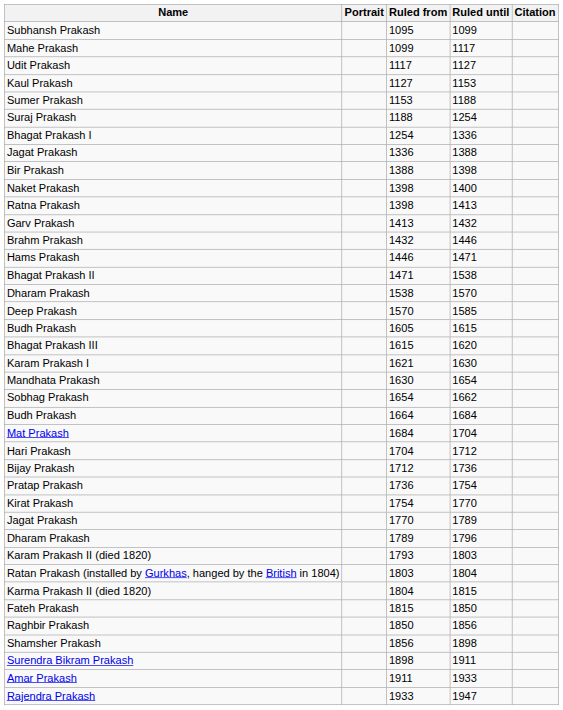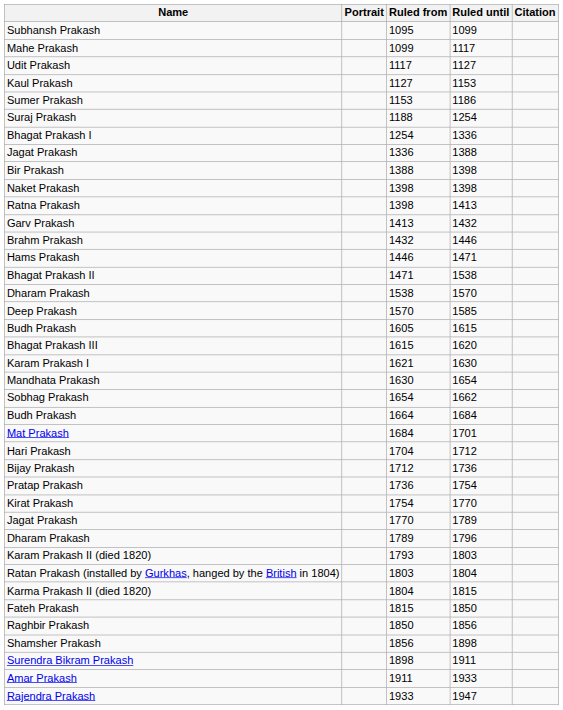(464, 100) 1188 -> (464, 100) 1186
(465, 188) 1400 -> (465, 188) 1398
(465, 433) 1704 -> (465, 433) 1701
